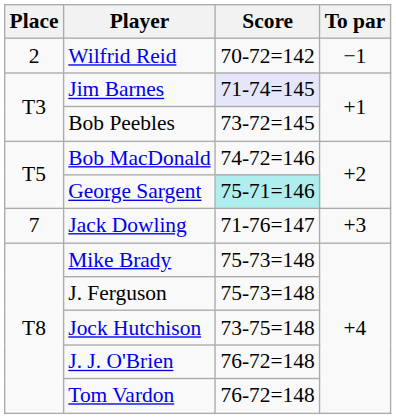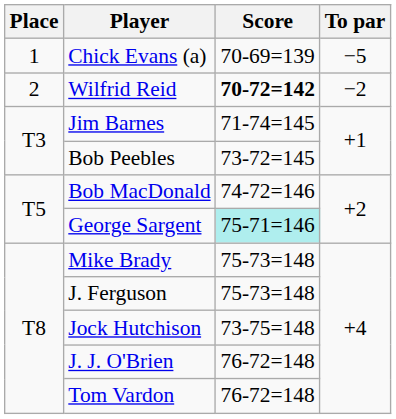+ row: (137, 55)
(268, 55) normal -> (268, 89) bold
(355, 55) −1 -> (355, 89) −2
(268, 89) lavender background -> (268, 123) no background
- row: (128, 225)
